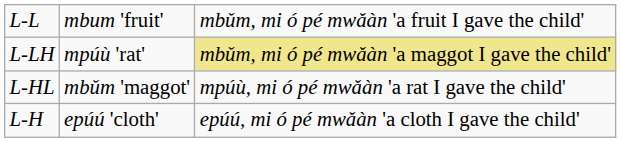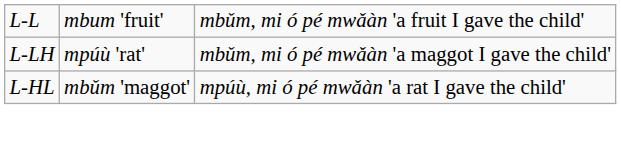(405, 53) khaki background -> (405, 53) no background
- row: (26, 119)
